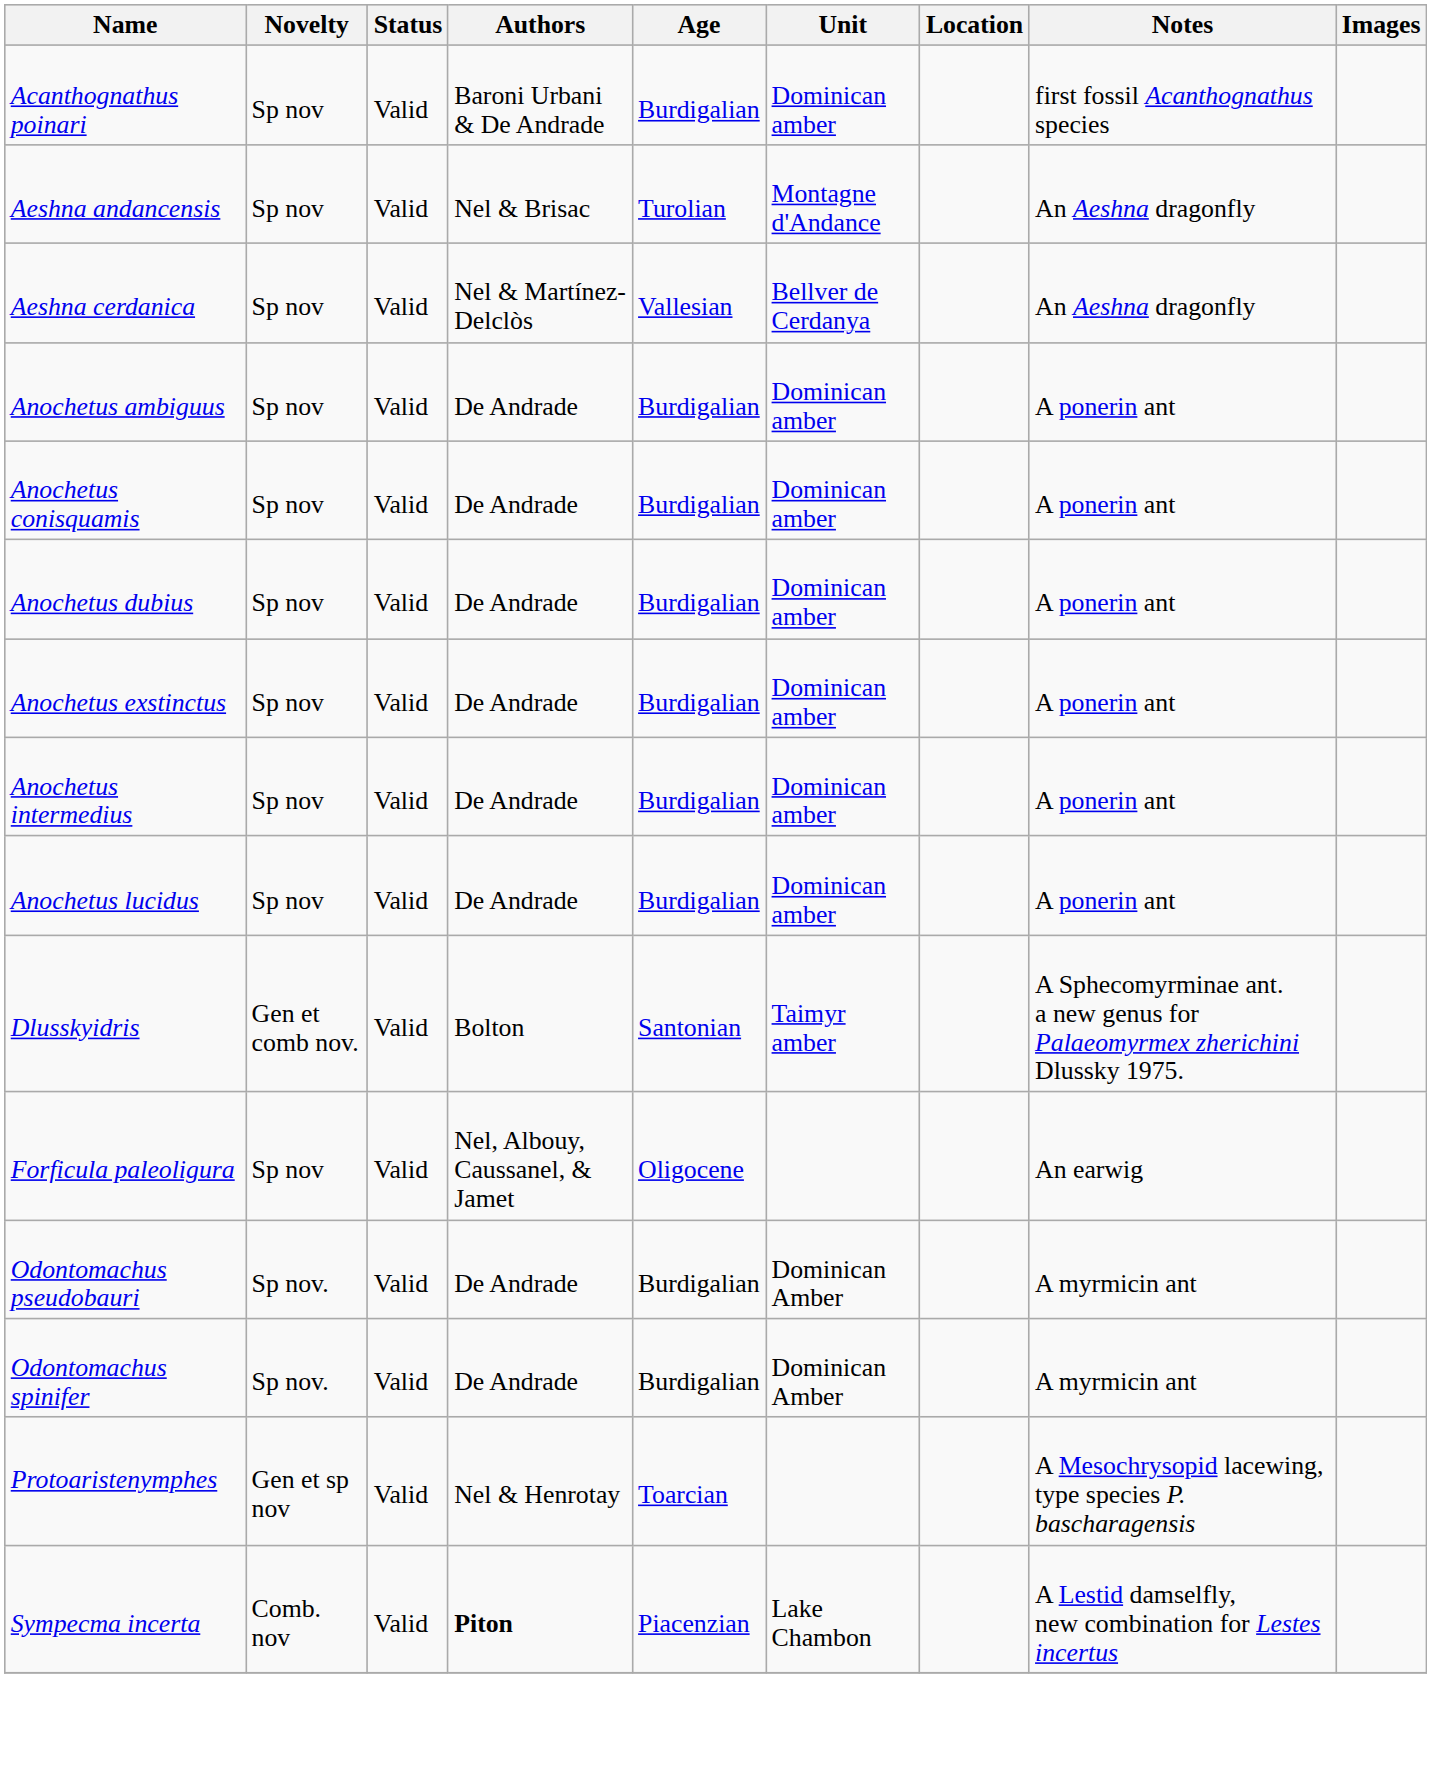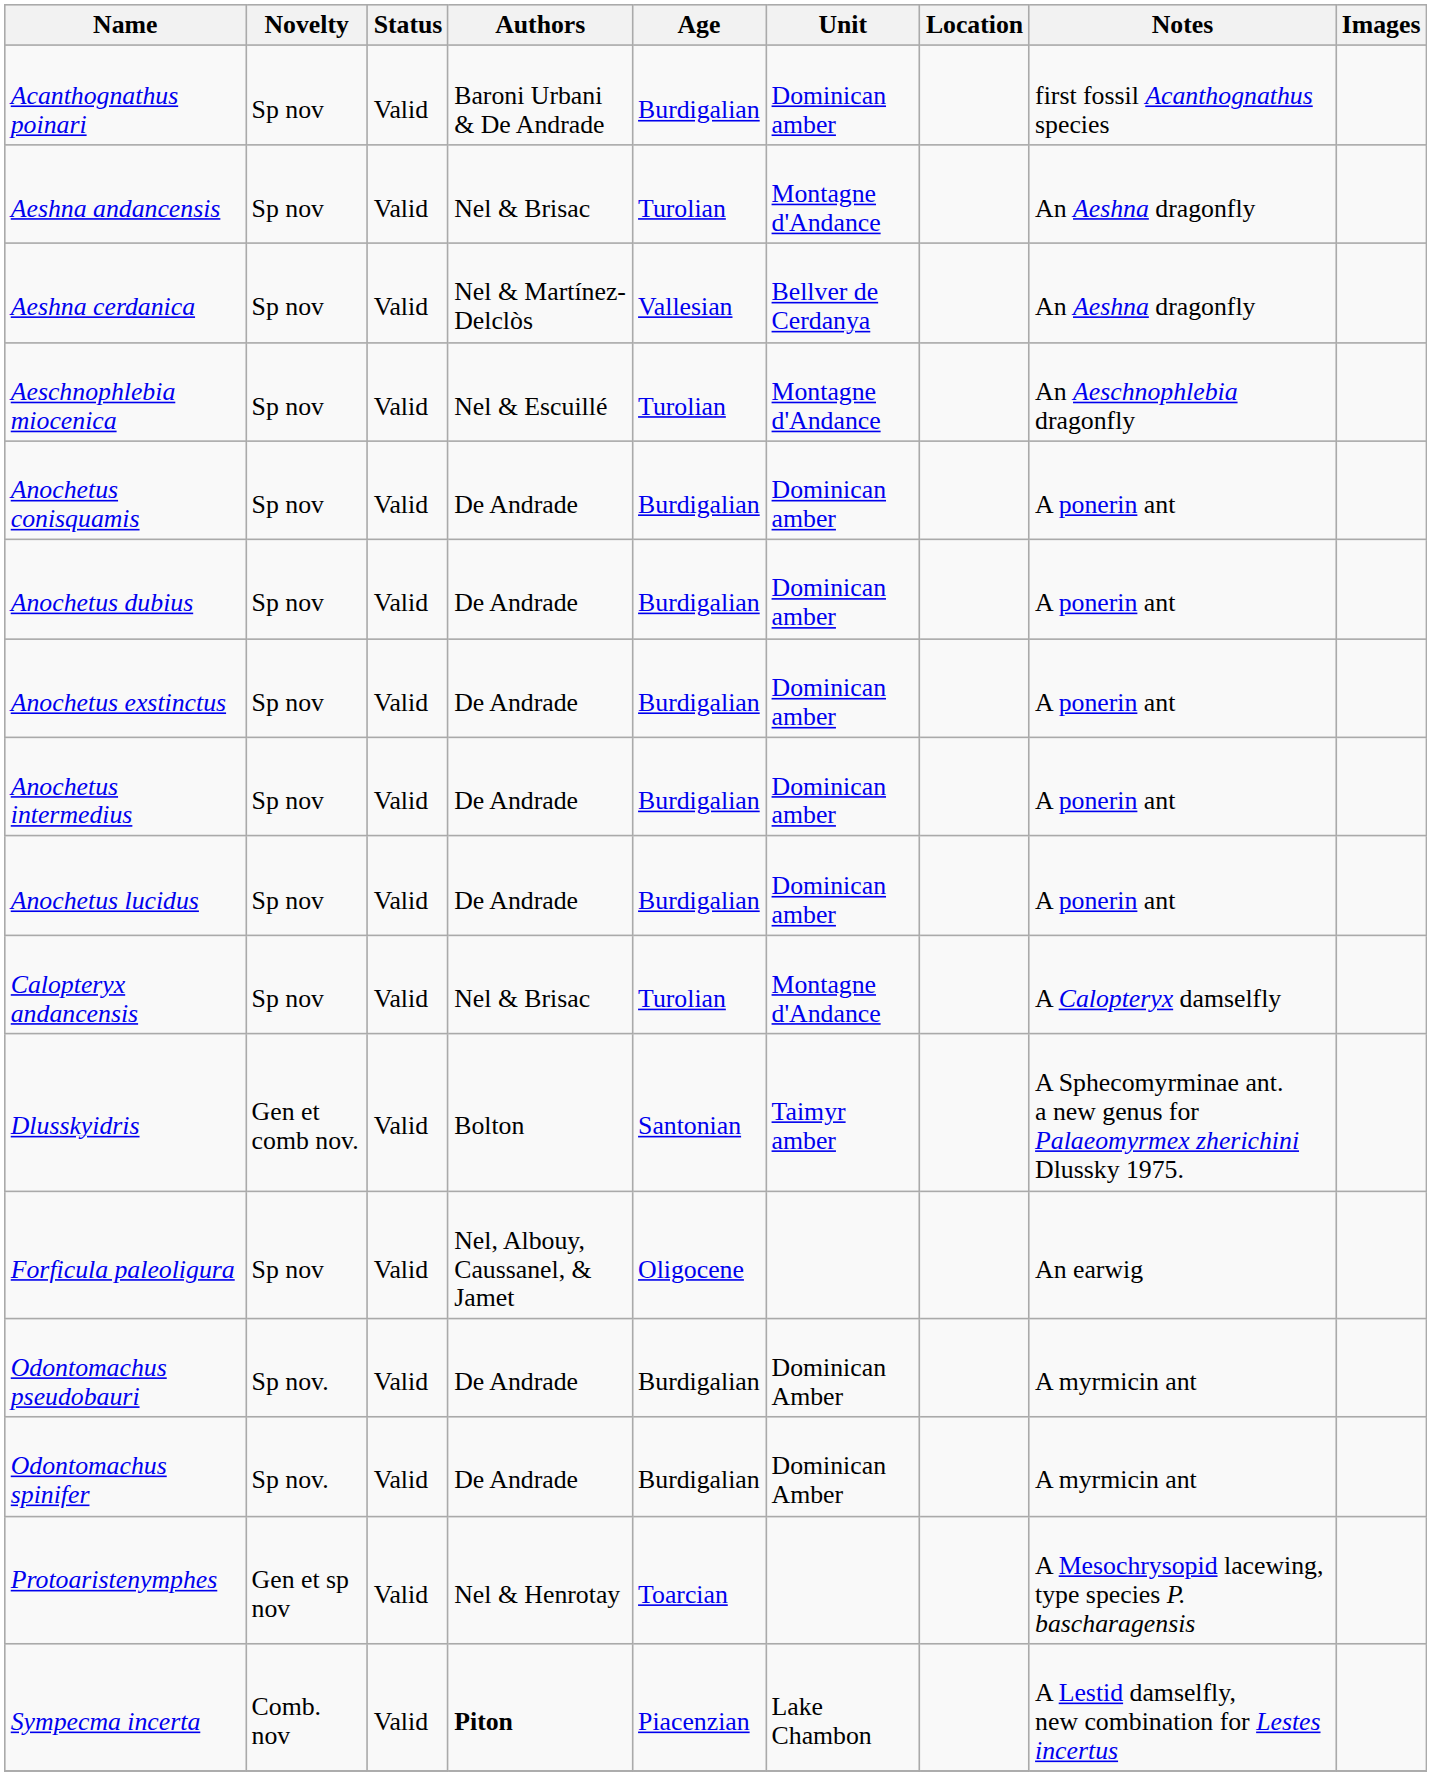+ row: (93, 405)
- row: (118, 405)
+ row: (74, 998)
